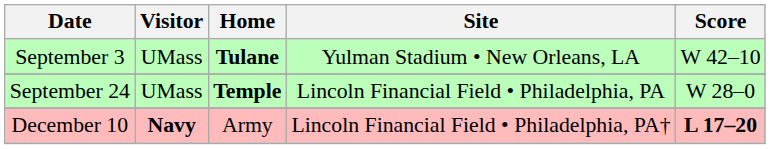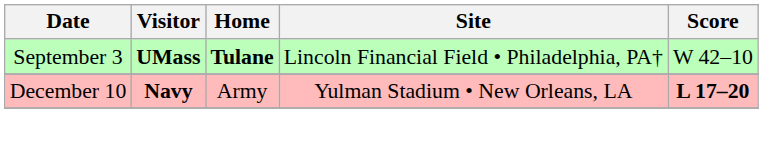(172, 56) normal -> (168, 56) bold
(481, 56) Yulman Stadium • New Orleans, LA -> (473, 56) Lincoln Financial Field • Philadelphia, PA†
- row: (70, 90)
(481, 125) Lincoln Financial Field • Philadelphia, PA† -> (473, 90) Yulman Stadium • New Orleans, LA
